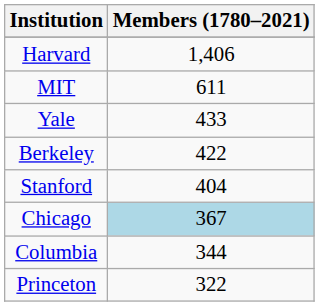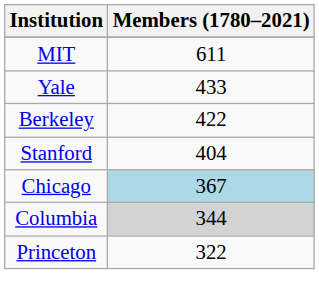- row: (56, 53)
(211, 251) no background -> (211, 218) lightgrey background
